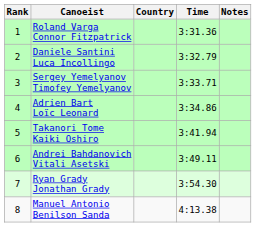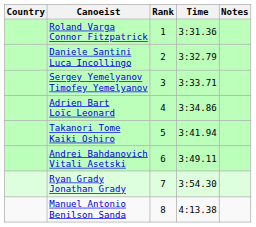columns swapped: (17, 12) <-> (155, 12)
